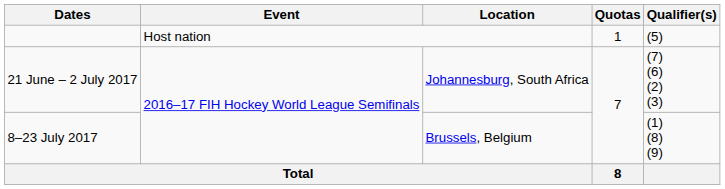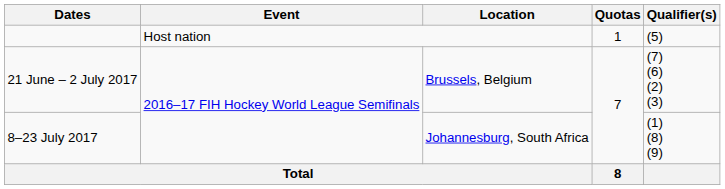(507, 79) Johannesburg, South Africa -> (479, 79) Brussels, Belgium
(479, 137) Brussels, Belgium -> (507, 137) Johannesburg, South Africa
